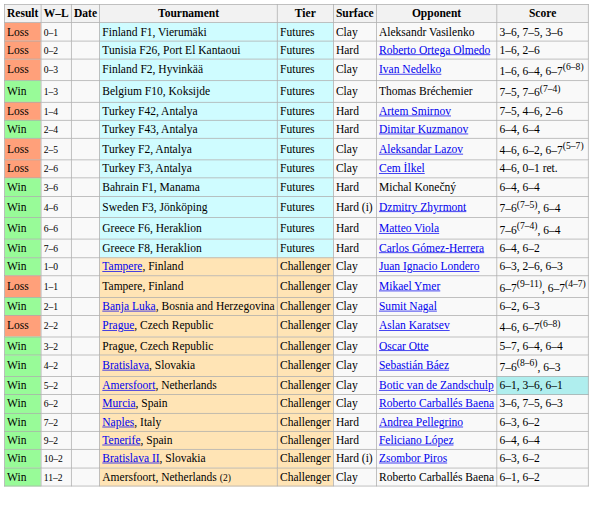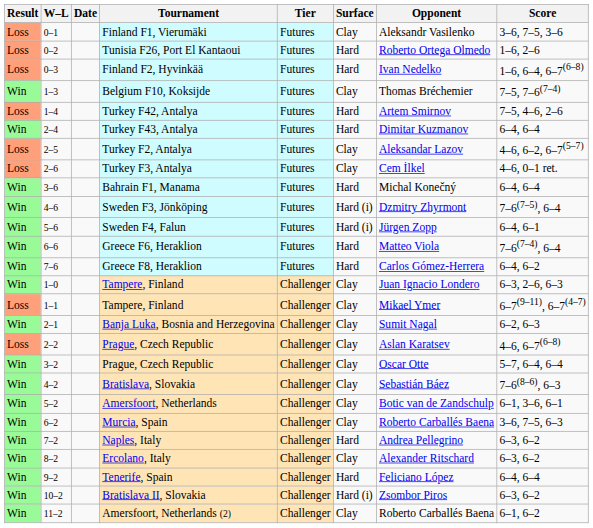(347, 69) Clay -> (347, 69) Hard
+ row: (51, 227)
(531, 385) paleturquoise background -> (531, 403) no background
+ row: (51, 459)
